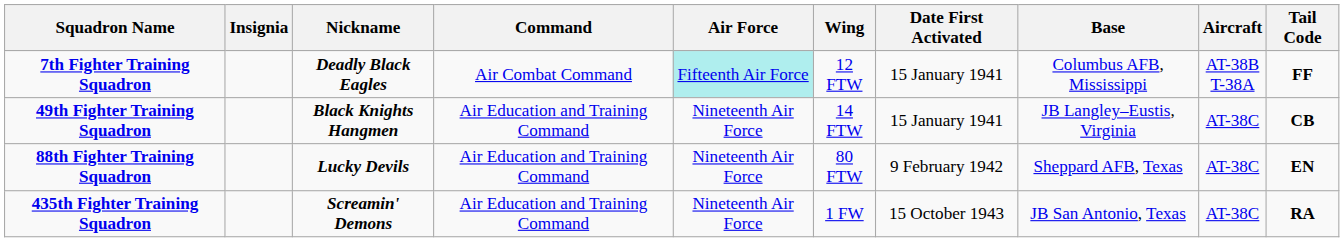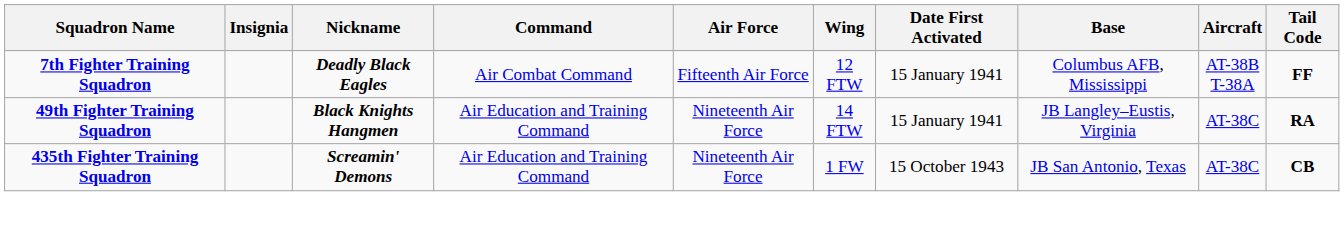(743, 74) paleturquoise background -> (743, 74) no background
(1303, 120) CB -> (1303, 120) RA
- row: (115, 166)
(1303, 213) RA -> (1303, 166) CB
